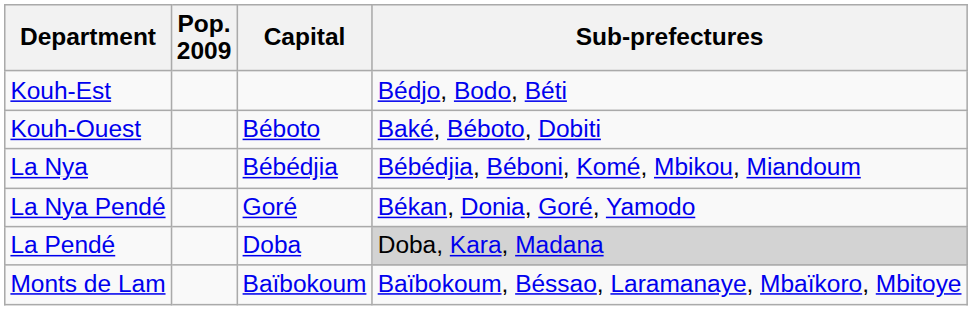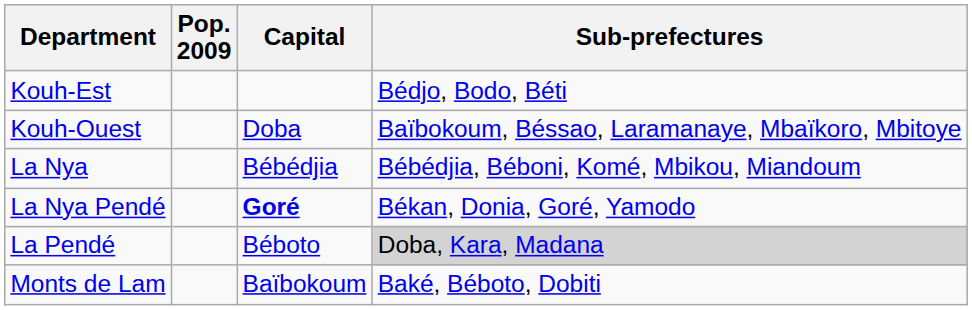(281, 129) Béboto -> (272, 129) Doba
(489, 129) Baké, Béboto, Dobiti -> (670, 129) Baïbokoum, Béssao, Laramanaye, Mbaïkoro, Mbitoye
(270, 206) normal -> (271, 206) bold
(272, 245) Doba -> (281, 245) Béboto
(670, 284) Baïbokoum, Béssao, Laramanaye, Mbaïkoro, Mbitoye -> (489, 284) Baké, Béboto, Dobiti
